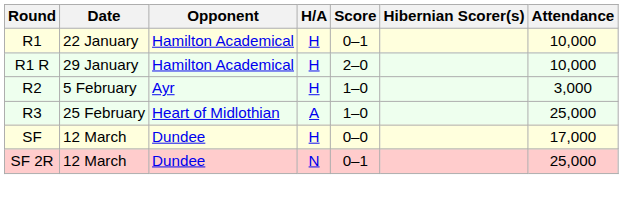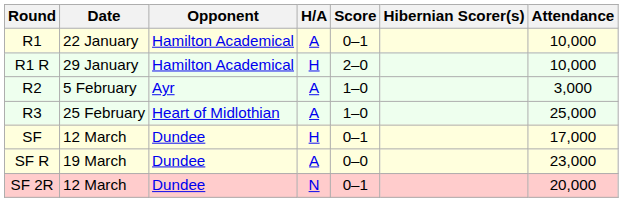(314, 40) H -> (314, 40) A
(314, 88) H -> (314, 88) A
(355, 137) 0–0 -> (355, 137) 0–1
+ row: (32, 161)
(573, 161) 25,000 -> (573, 185) 20,000
